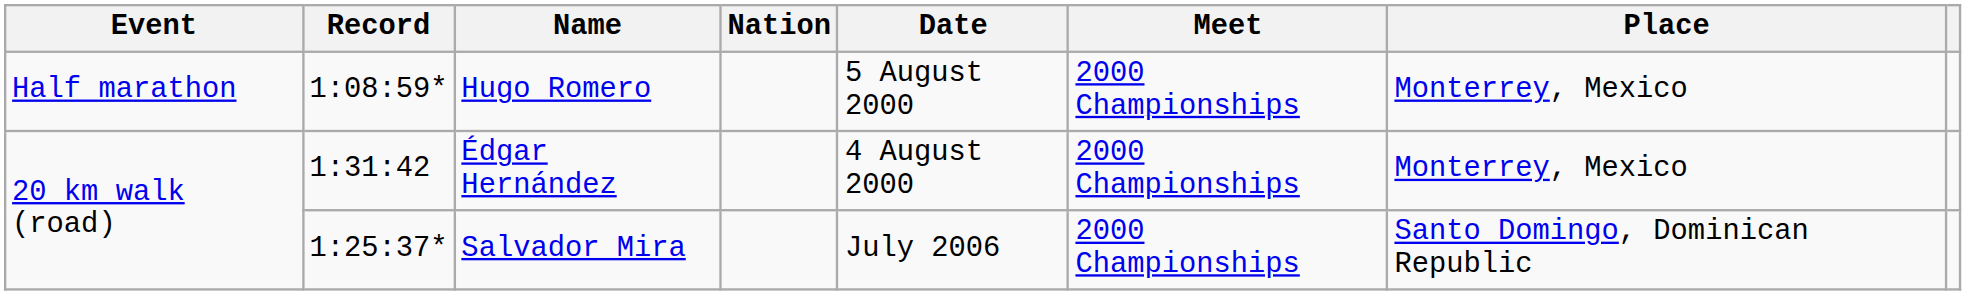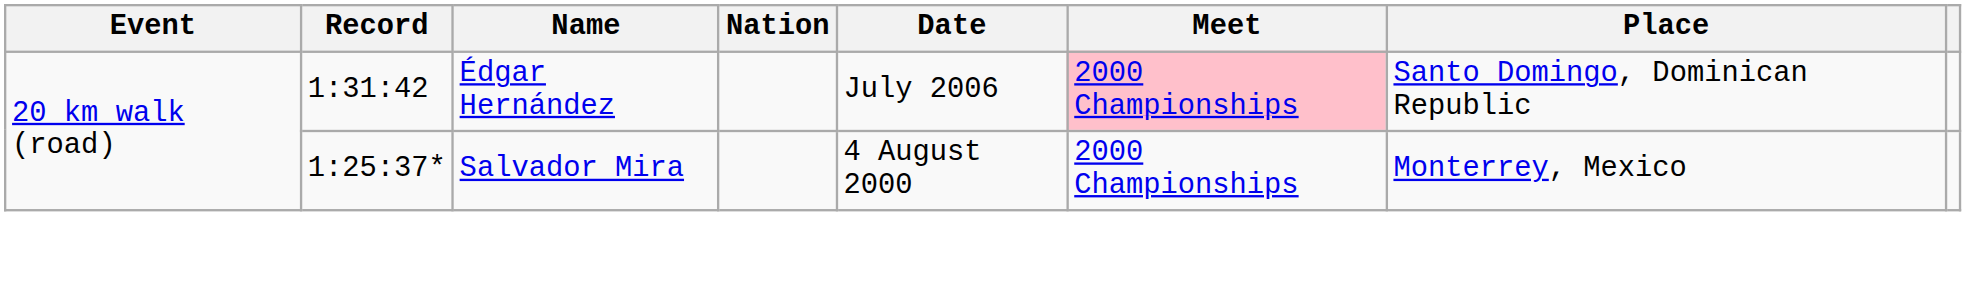- row: (556, 92)
(914, 171) 4 August 2000 -> (921, 92) July 2006
(1188, 171) no background -> (1186, 92) pink background
(1541, 171) Monterrey, Mexico -> (1601, 92) Santo Domingo, Dominican Republic
(923, 250) July 2006 -> (912, 171) 4 August 2000
(1602, 250) Santo Domingo, Dominican Republic -> (1540, 171) Monterrey, Mexico
